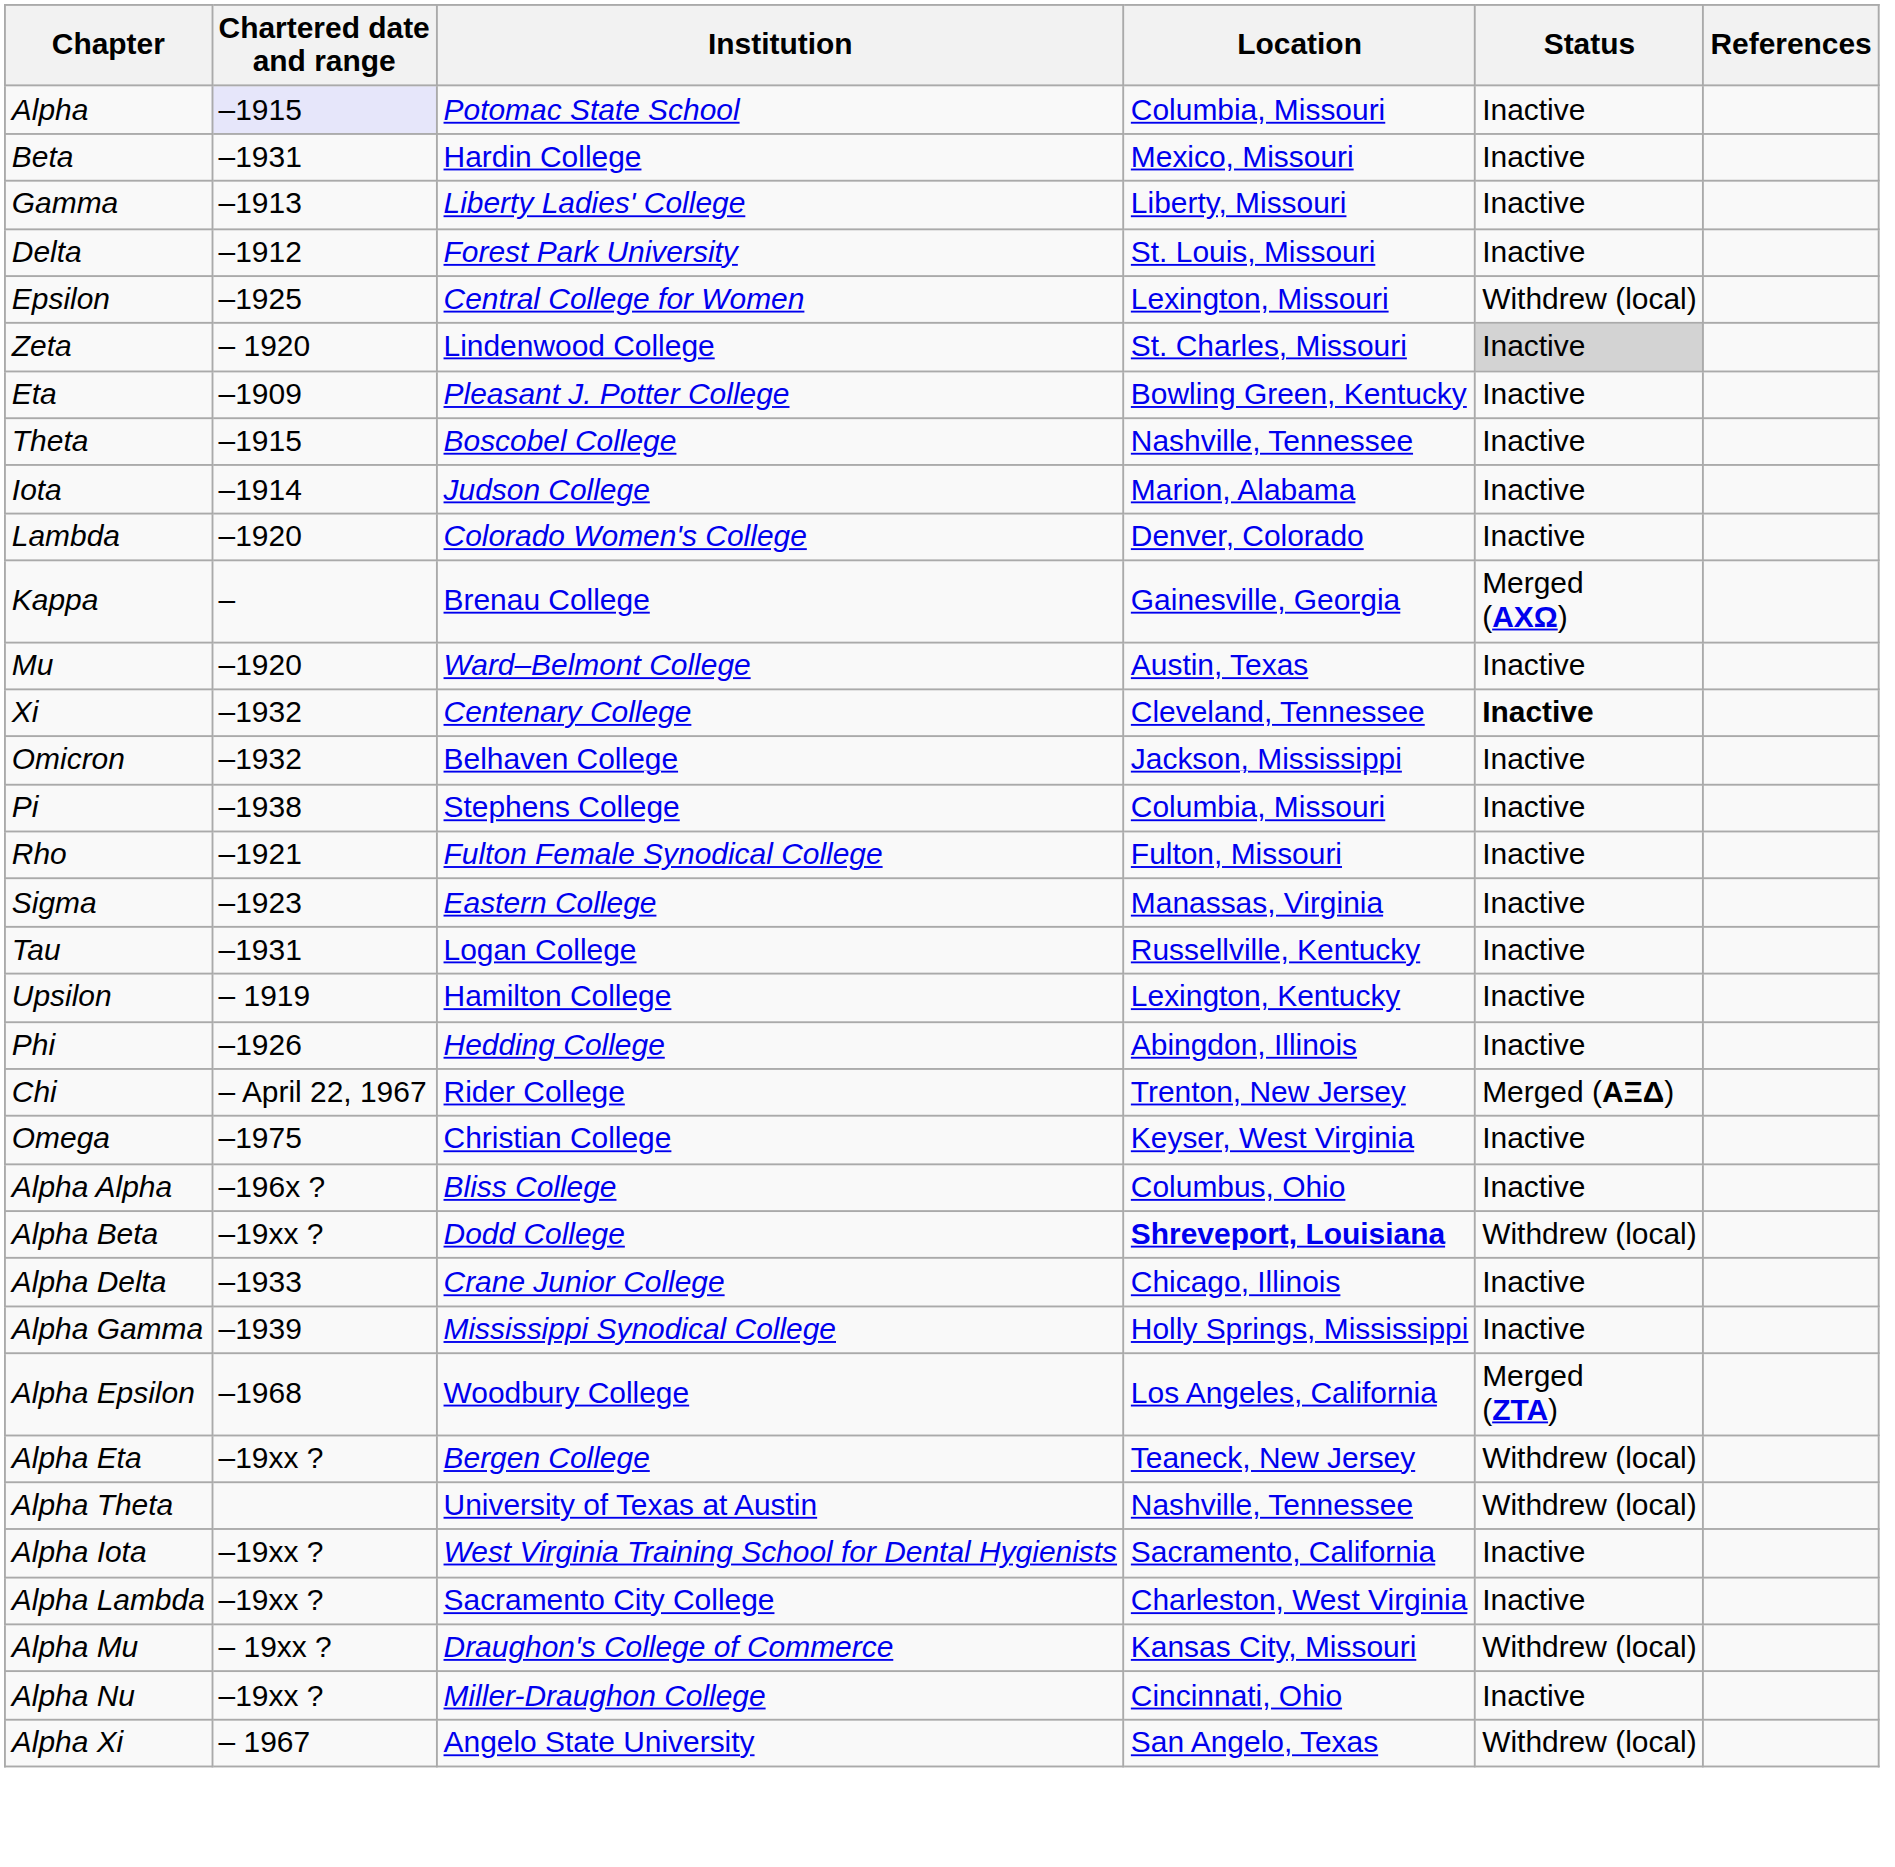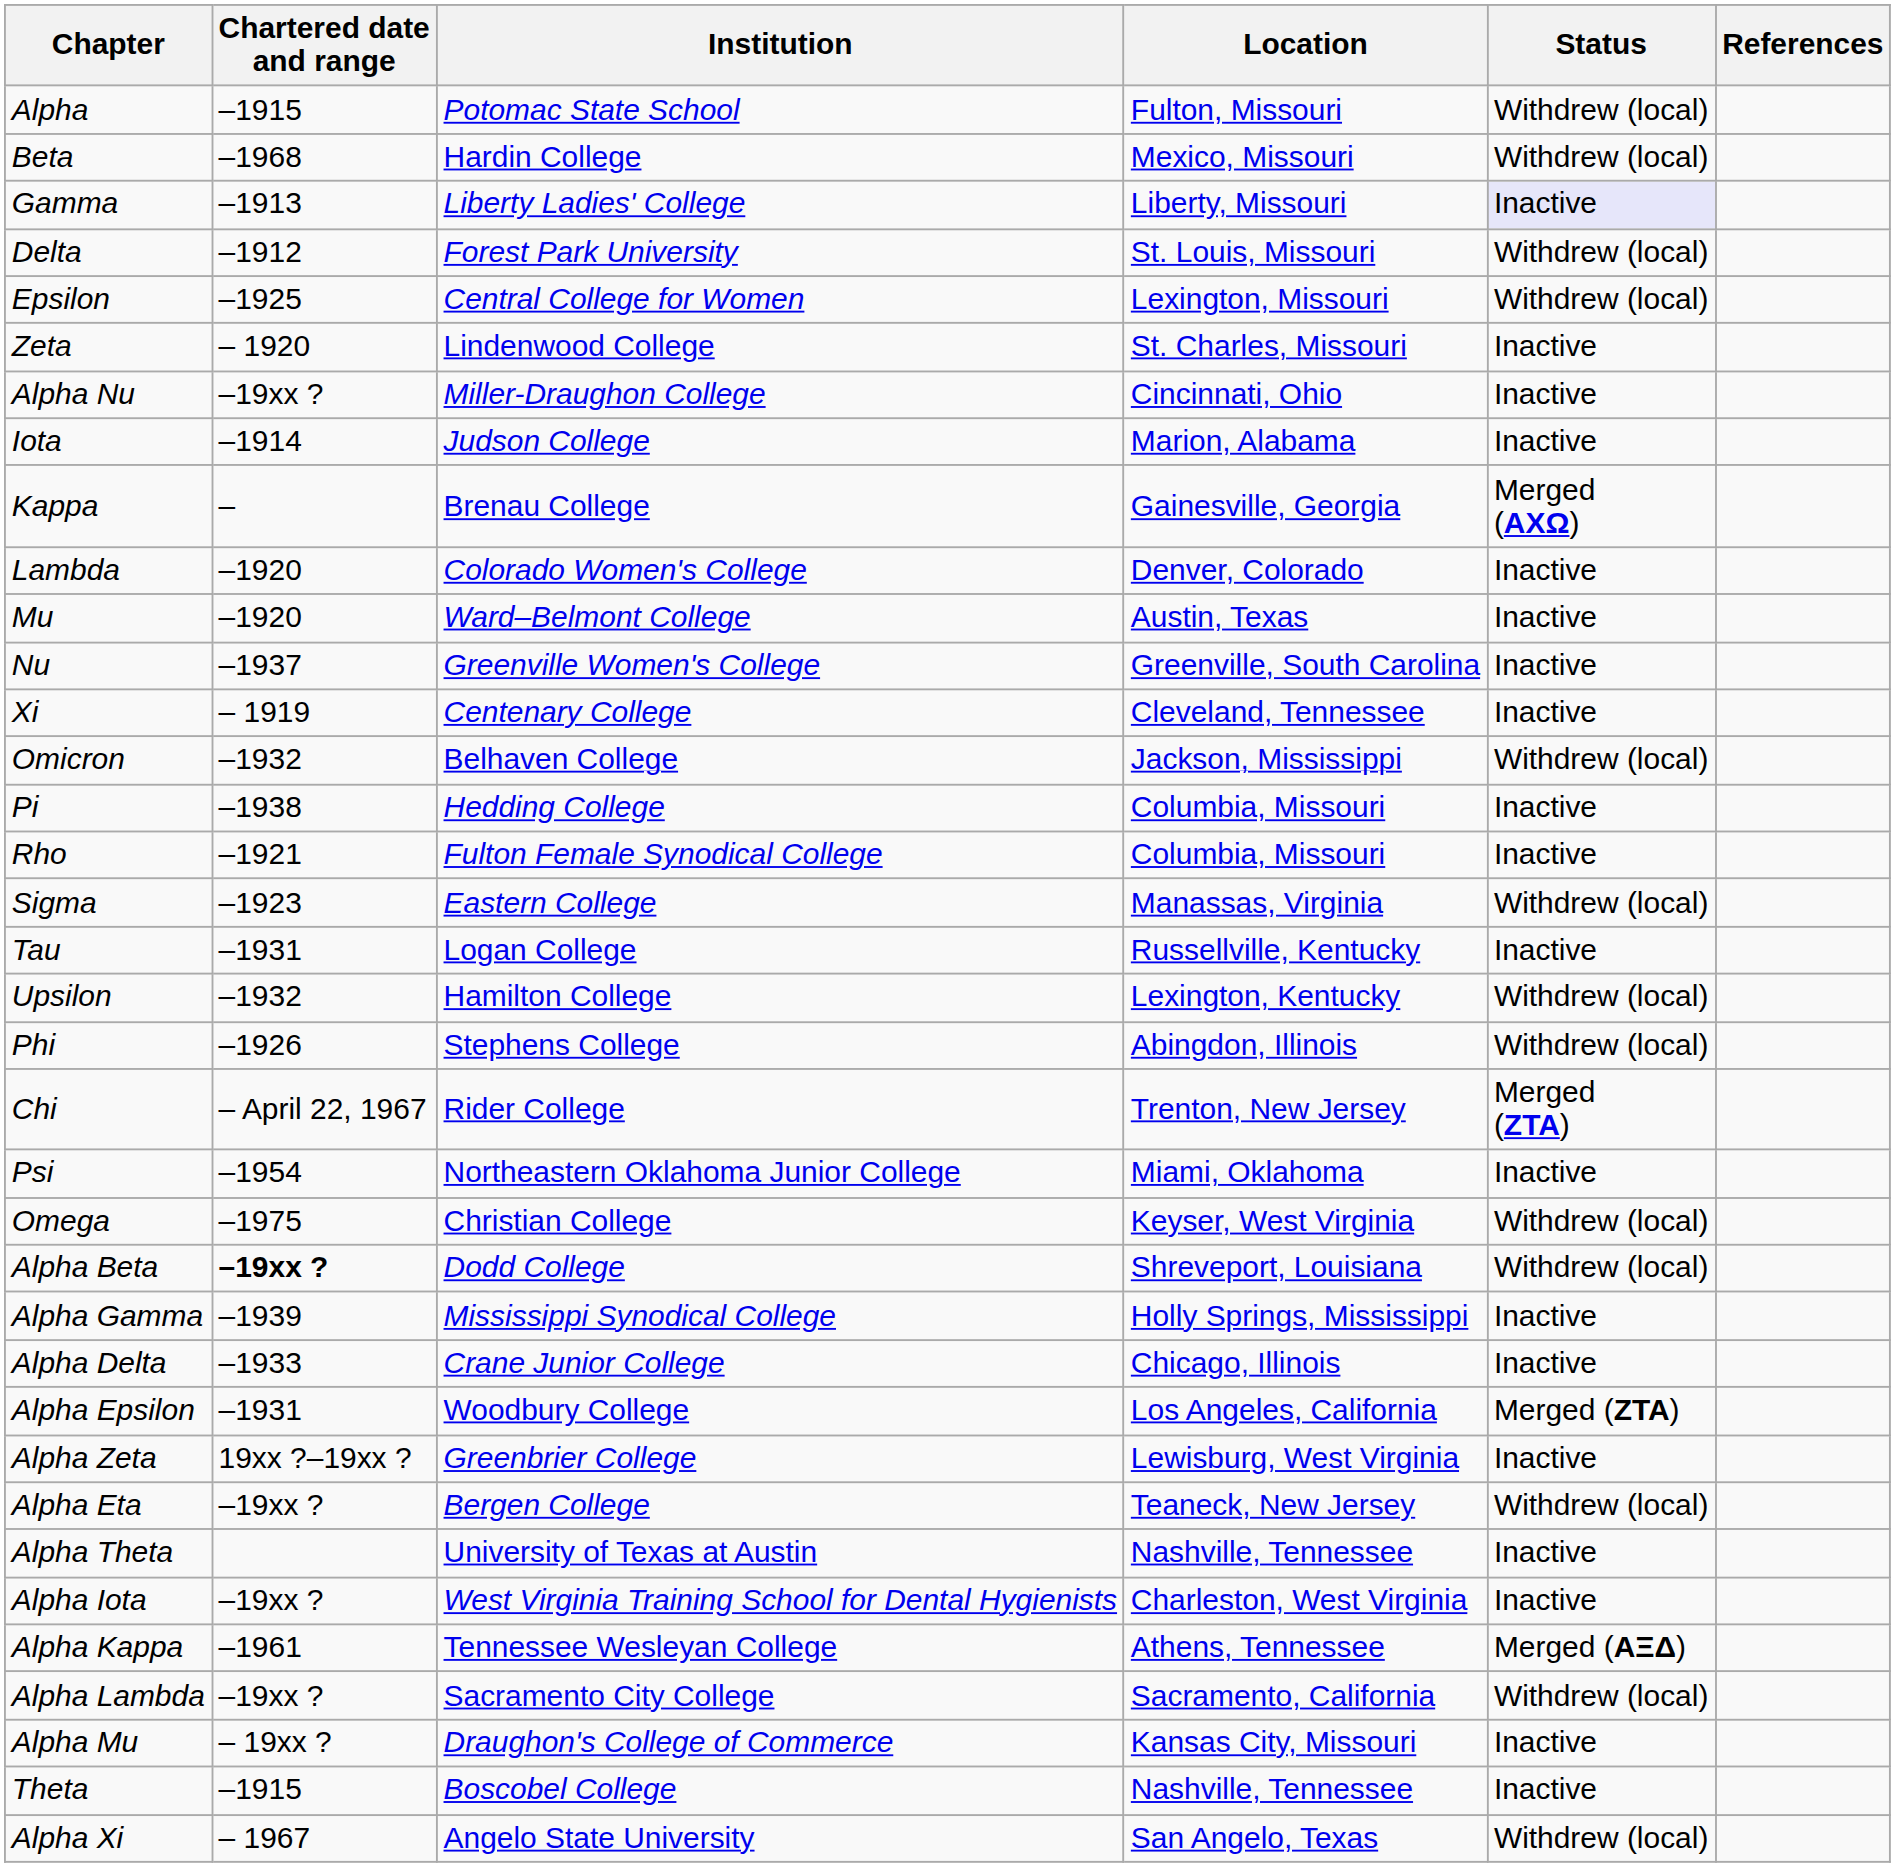(260, 109) lavender background -> (260, 109) no background
(1258, 109) Columbia, Missouri -> (1236, 109) Fulton, Missouri
(1534, 109) Inactive -> (1601, 109) Withdrew (local)
(260, 156) –1931 -> (260, 156) –1968
(1534, 156) Inactive -> (1601, 156) Withdrew (local)
(1534, 204) no background -> (1545, 204) lavender background
(1534, 251) Inactive -> (1601, 251) Withdrew (local)
(1534, 346) lightgrey background -> (1545, 346) no background
- row: (34, 394)
rows swapped: (50, 441) <-> (73, 1695)
rows swapped: (55, 600) <-> (66, 536)
+ row: (31, 664)
(260, 712) –1932 -> (264, 712) – 1919
(1538, 712) bold -> (1545, 712) normal
(1534, 759) Inactive -> (1601, 759) Withdrew (local)
(562, 807) Stephens College -> (554, 807) Hedding College
(1236, 854) Fulton, Missouri -> (1258, 854) Columbia, Missouri
(1534, 902) Inactive -> (1601, 902) Withdrew (local)
(264, 997) – 1919 -> (260, 997) –1932
(1534, 997) Inactive -> (1601, 997) Withdrew (local)
(554, 1044) Hedding College -> (562, 1044) Stephens College
(1534, 1044) Inactive -> (1601, 1044) Withdrew (local)
(1578, 1092) Merged (ΑΞΔ) -> (1545, 1108) Merged (ZTA)
+ row: (33, 1173)
(1534, 1139) Inactive -> (1601, 1220) Withdrew (local)
- row: (92, 1186)
(271, 1234) normal -> (273, 1268) bold
(1288, 1234) bold -> (1276, 1268) normal
rows swapped: (107, 1329) <-> (89, 1281)
(260, 1393) –1968 -> (260, 1410) –1931
(1533, 1393) Merged (ZTA) -> (1587, 1410) Merged (ΖΤΑ)
+ row: (84, 1457)
(1589, 1505) Withdrew (local) -> (1545, 1552) Inactive
(1283, 1552) Sacramento, California -> (1299, 1600) Charleston, West Virginia
+ row: (98, 1647)
(1299, 1600) Charleston, West Virginia -> (1283, 1695) Sacramento, California
(1534, 1600) Inactive -> (1601, 1695) Withdrew (local)
(1589, 1647) Withdrew (local) -> (1545, 1742) Inactive
